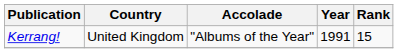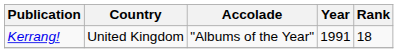(364, 36) 15 -> (364, 36) 18
